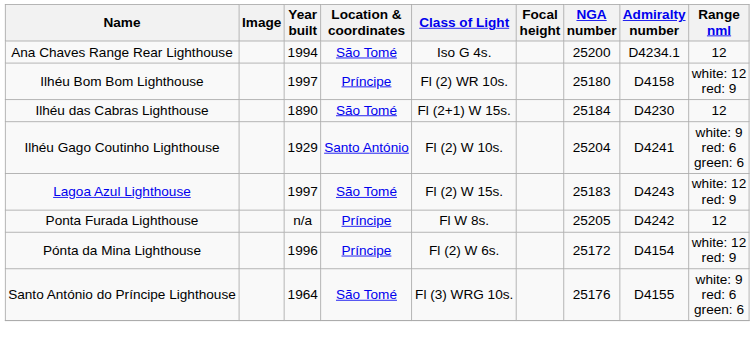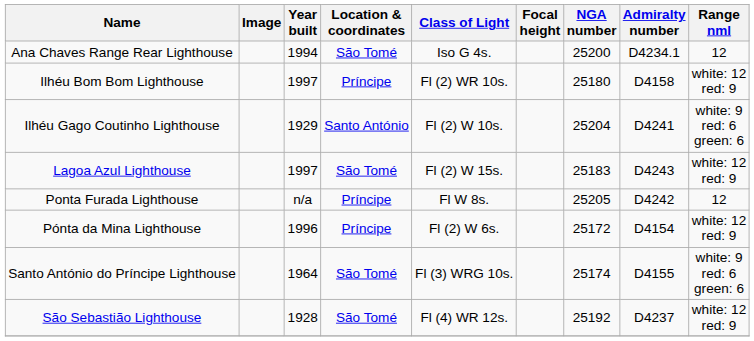- row: (122, 110)
(592, 294) 25176 -> (592, 273) 25174
+ row: (122, 317)
